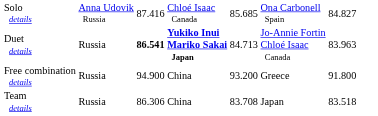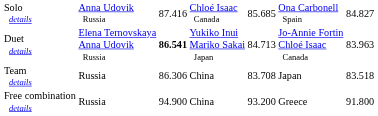(92, 44) Russia -> (117, 44) Elena Ternovskaya Anna Udovik Russia
(197, 44) bold -> (217, 44) normal
rows swapped: (18, 101) <-> (40, 76)
